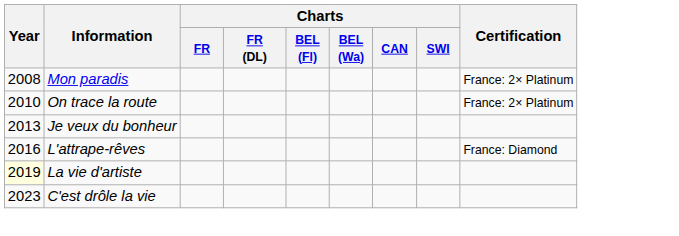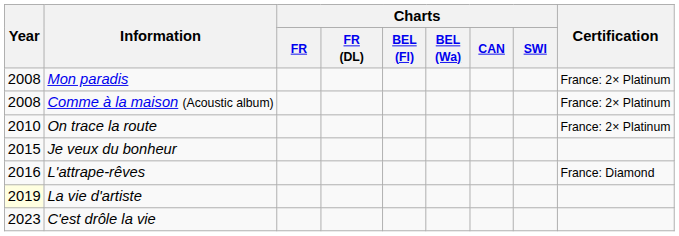+ row: (161, 102)
(24, 126) 2013 -> (24, 149) 2015
